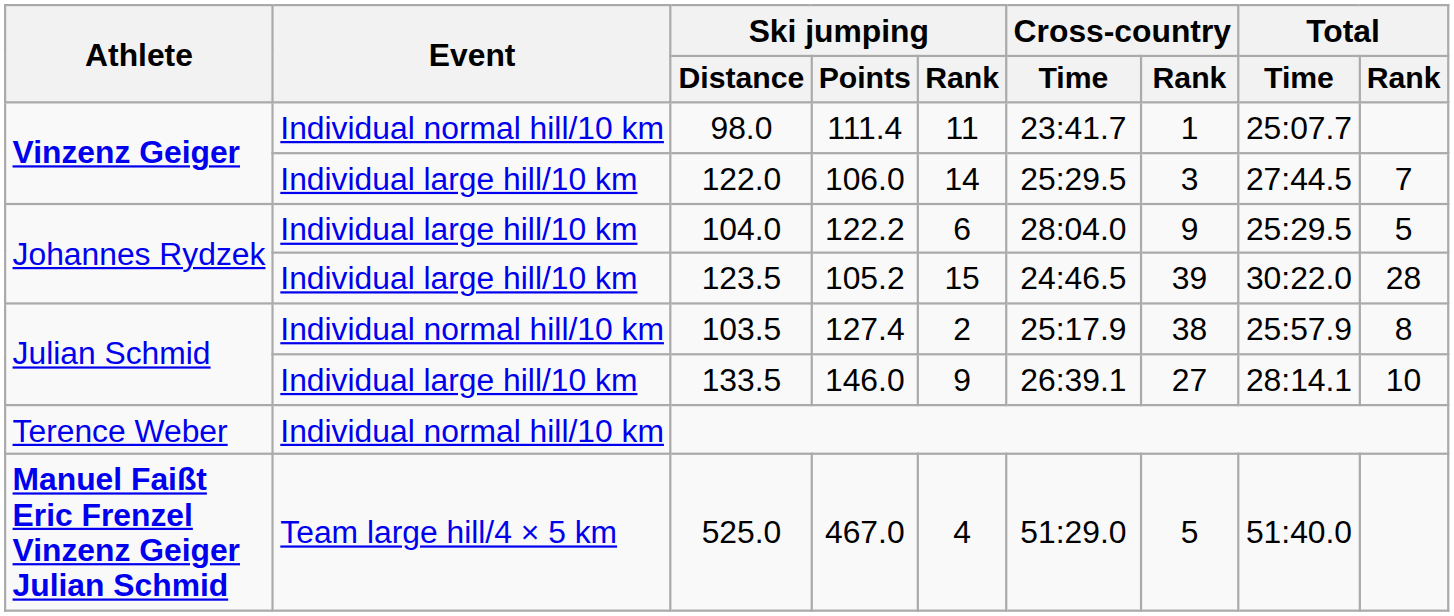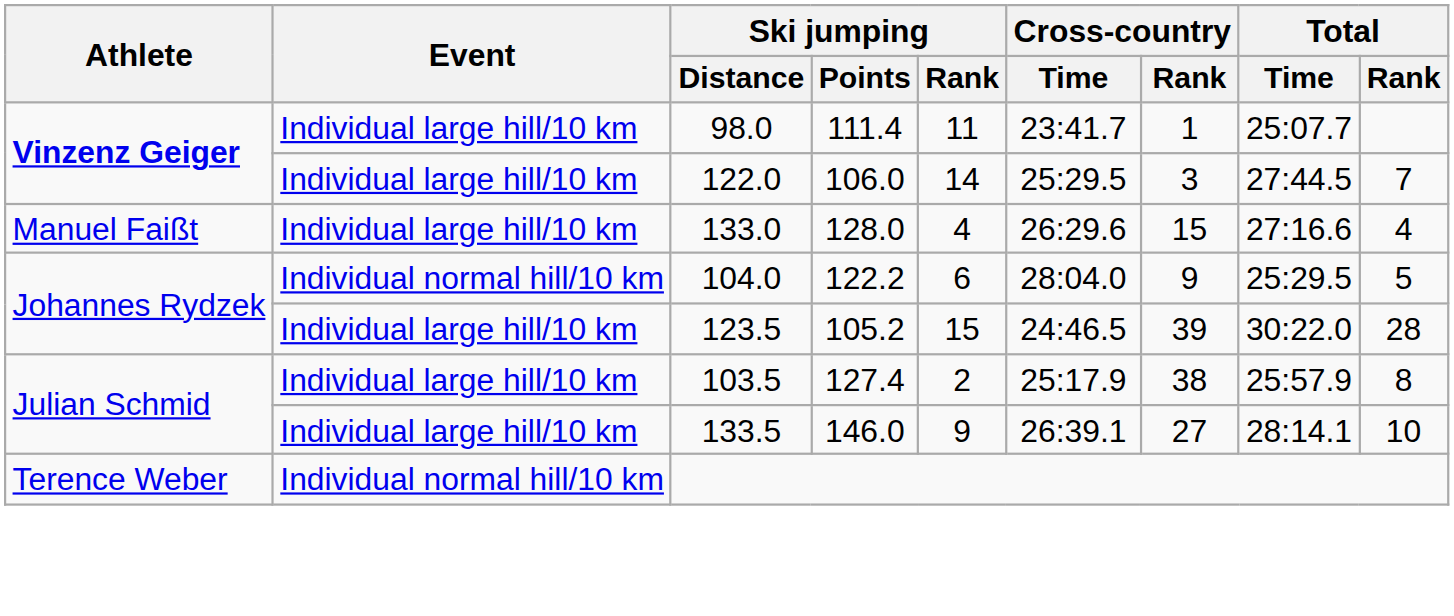(472, 128) Individual normal hill/10 km -> (459, 128) Individual large hill/10 km
+ row: (741, 229)
(459, 229) Individual large hill/10 km -> (472, 279) Individual normal hill/10 km
(472, 329) Individual normal hill/10 km -> (459, 380) Individual large hill/10 km
- row: (741, 533)
